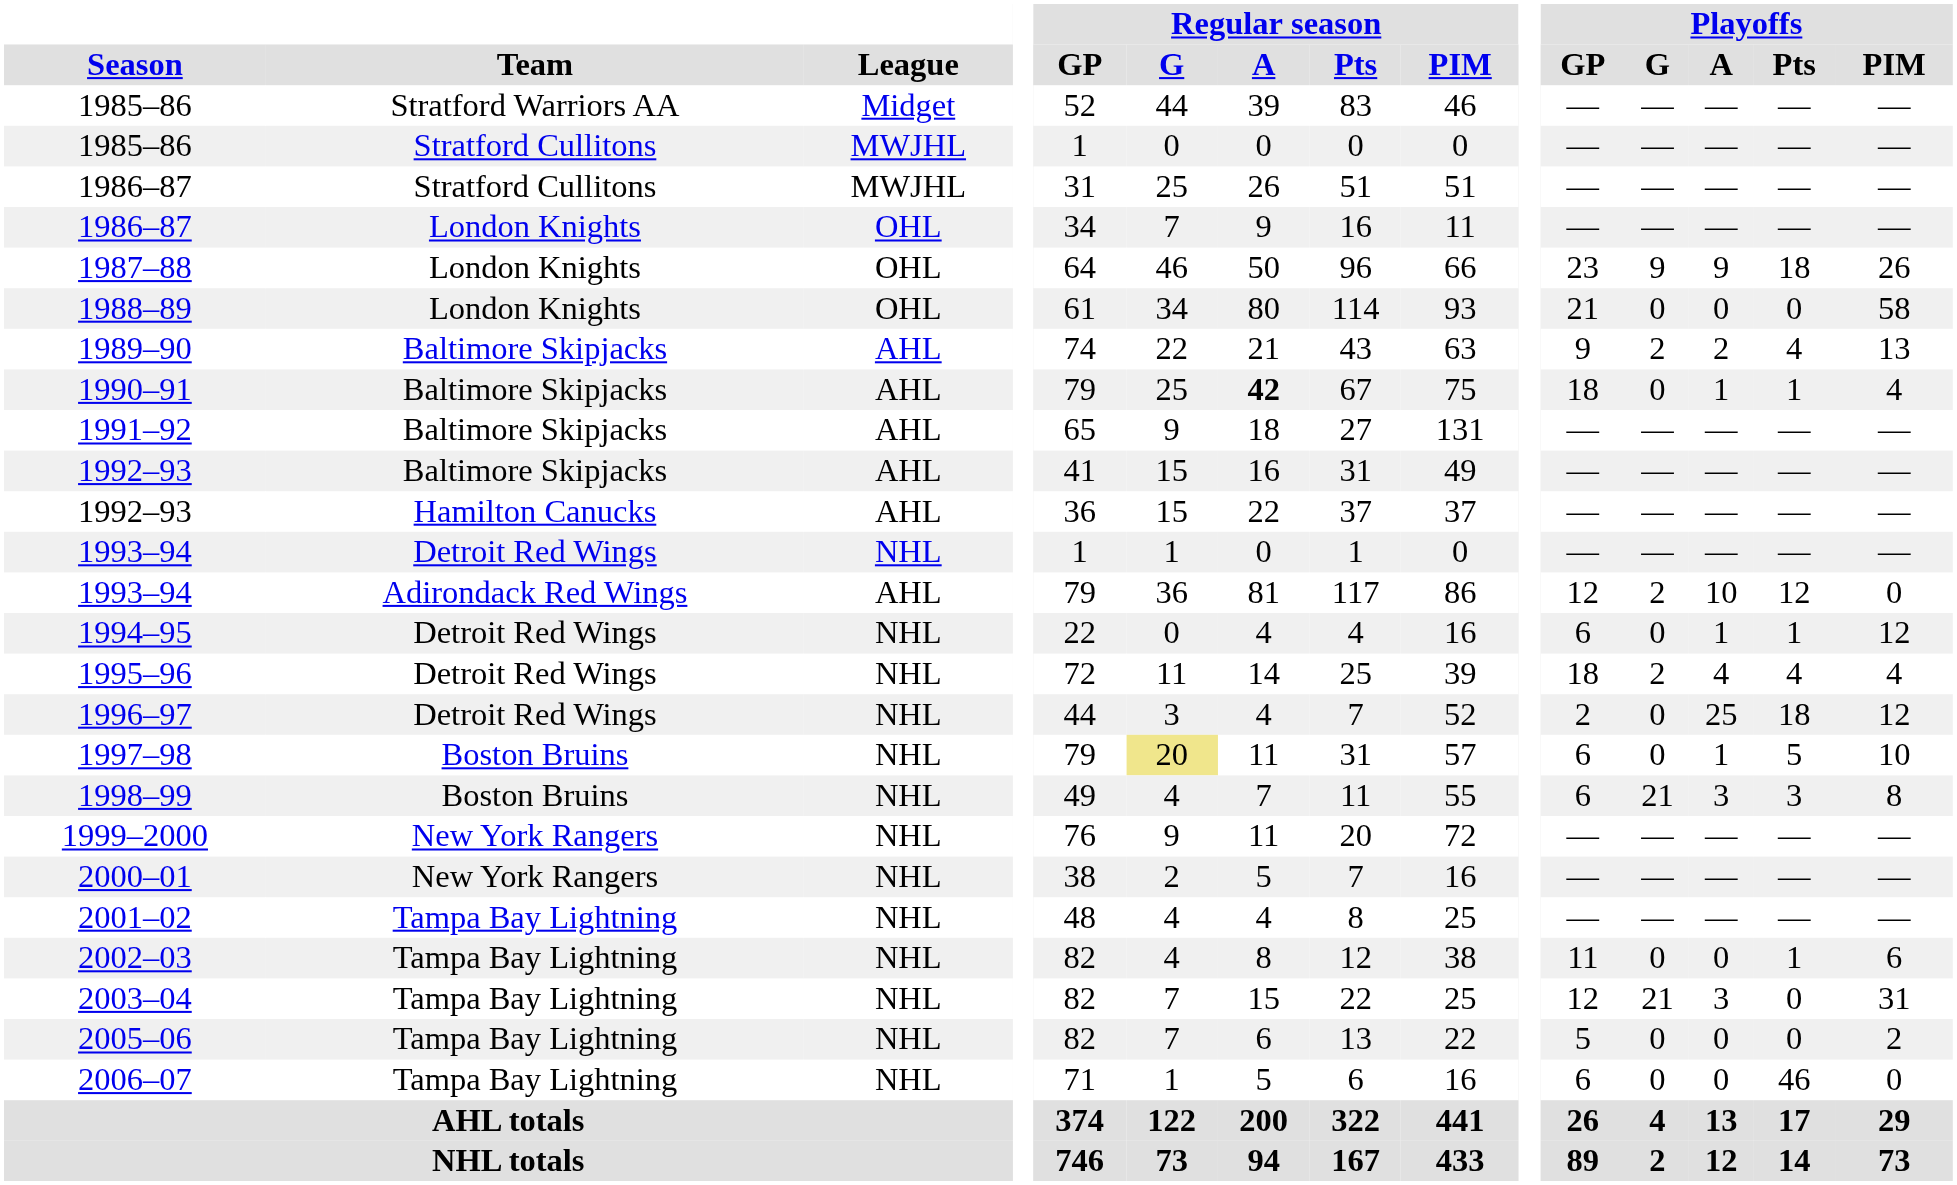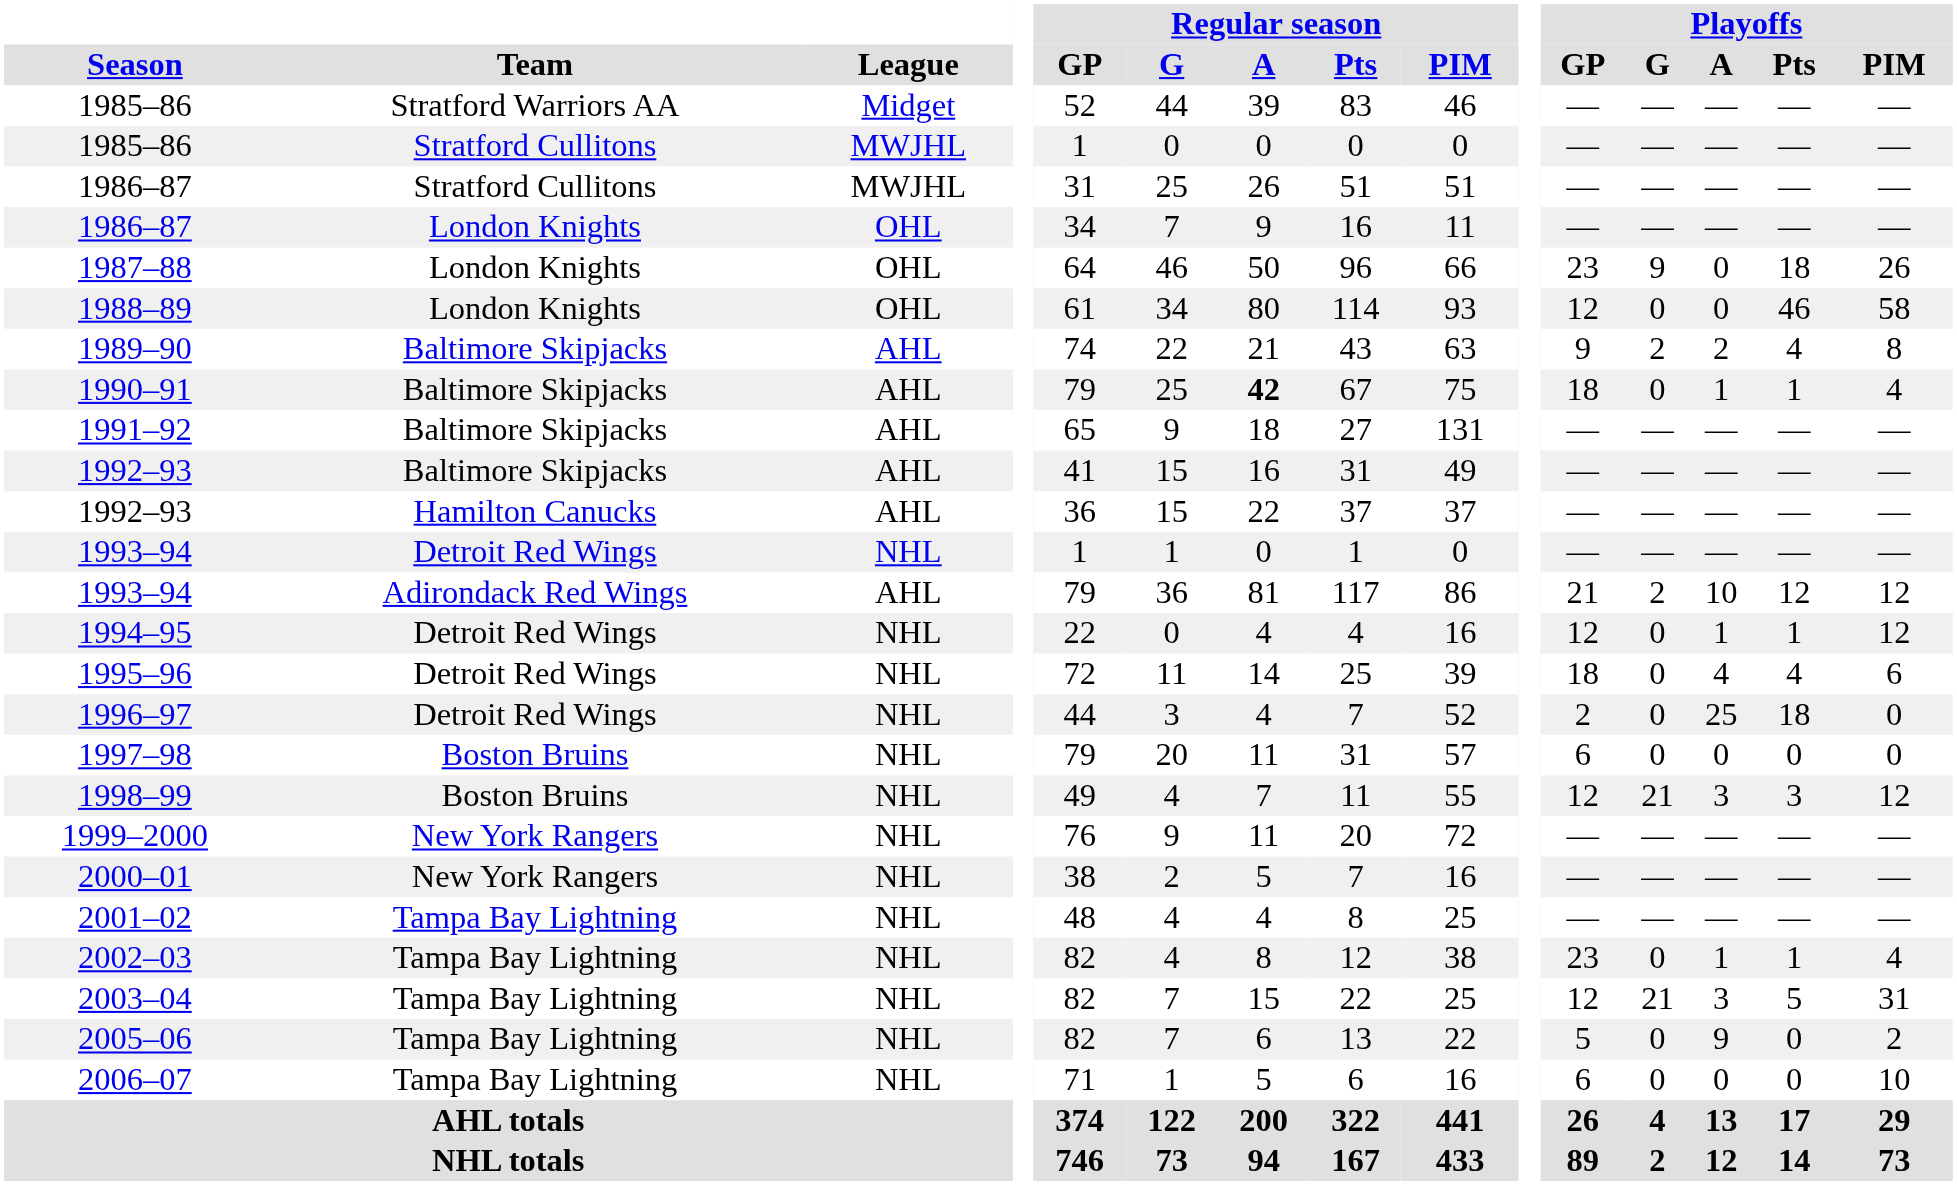(1721, 267) 9 -> (1721, 267) 0
(1583, 307) 21 -> (1583, 307) 12
(1794, 307) 0 -> (1794, 307) 46
(1894, 348) 13 -> (1894, 348) 8
(1583, 592) 12 -> (1583, 592) 21
(1894, 592) 0 -> (1894, 592) 12
(1583, 632) 6 -> (1583, 632) 12
(1657, 673) 2 -> (1657, 673) 0
(1894, 673) 4 -> (1894, 673) 6
(1894, 713) 12 -> (1894, 713) 0
(1172, 754) khaki background -> (1172, 754) no background
(1721, 754) 1 -> (1721, 754) 0
(1794, 754) 5 -> (1794, 754) 0
(1894, 754) 10 -> (1894, 754) 0
(1583, 795) 6 -> (1583, 795) 12
(1894, 795) 8 -> (1894, 795) 12
(1583, 957) 11 -> (1583, 957) 23
(1721, 957) 0 -> (1721, 957) 1
(1894, 957) 6 -> (1894, 957) 4
(1794, 998) 0 -> (1794, 998) 5
(1721, 1038) 0 -> (1721, 1038) 9
(1794, 1079) 46 -> (1794, 1079) 0
(1894, 1079) 0 -> (1894, 1079) 10
